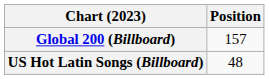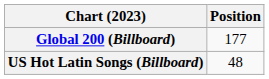(235, 39) 157 -> (235, 39) 177
